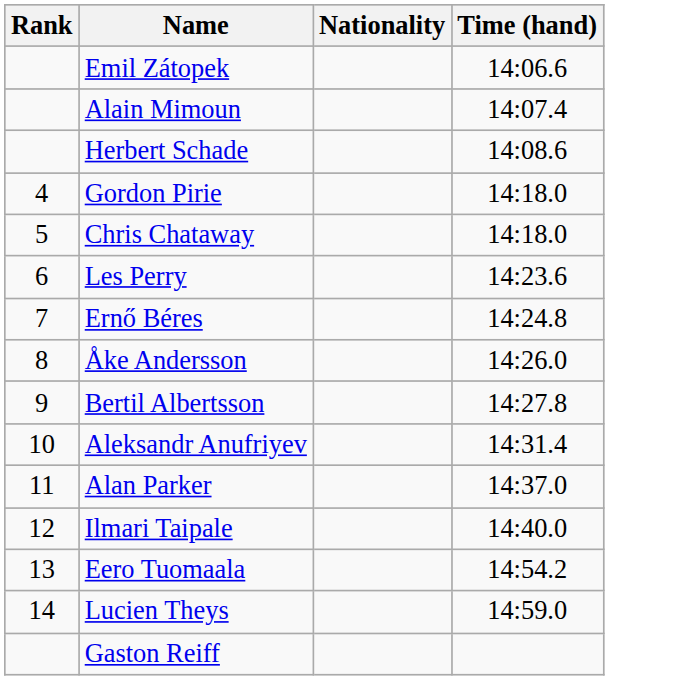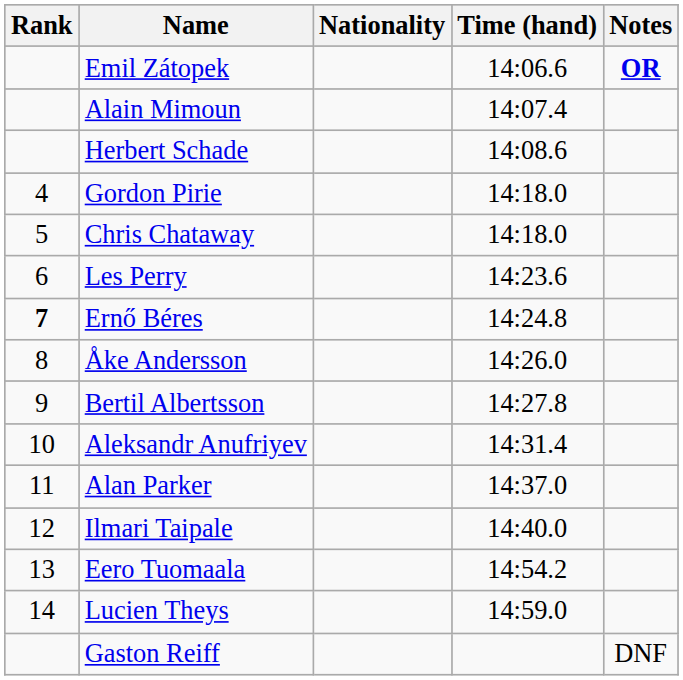+ column: (641, 25)
(42, 318) normal -> (42, 318) bold
